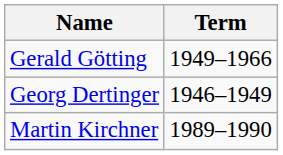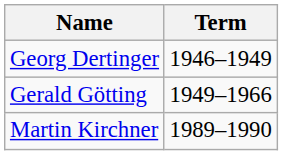rows swapped: (84, 94) <-> (78, 58)
